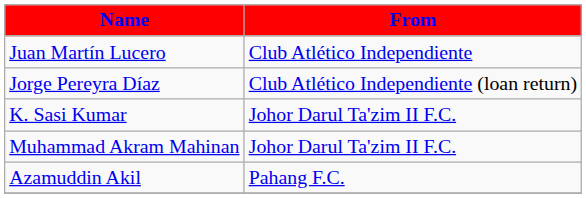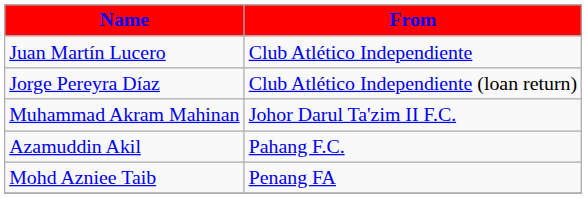- row: (68, 114)
+ row: (83, 177)
